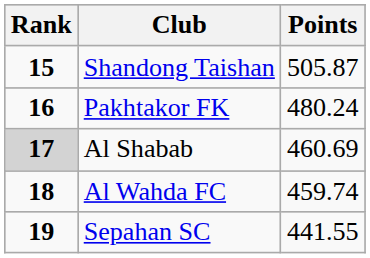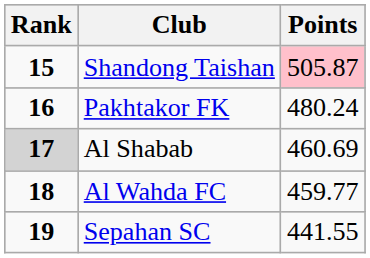(323, 66) no background -> (323, 66) pink background
(323, 190) 459.74 -> (323, 190) 459.77
